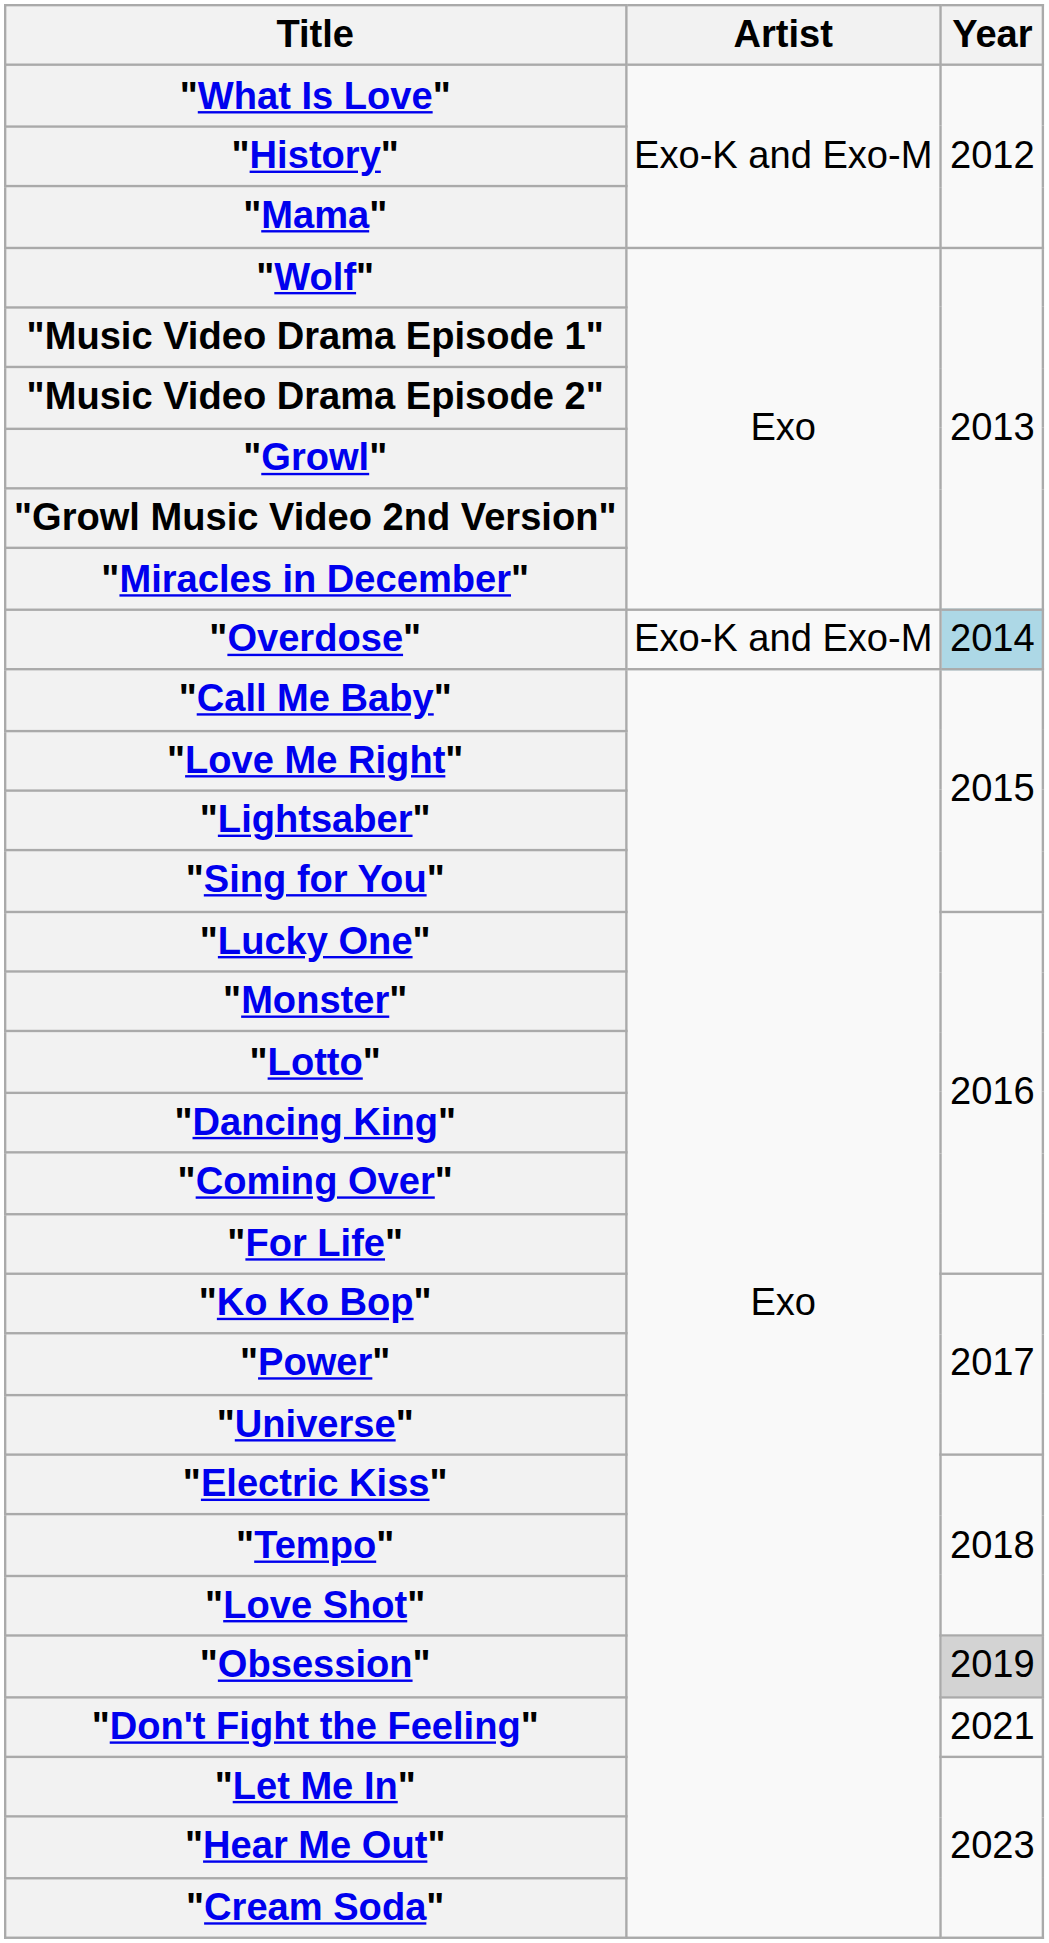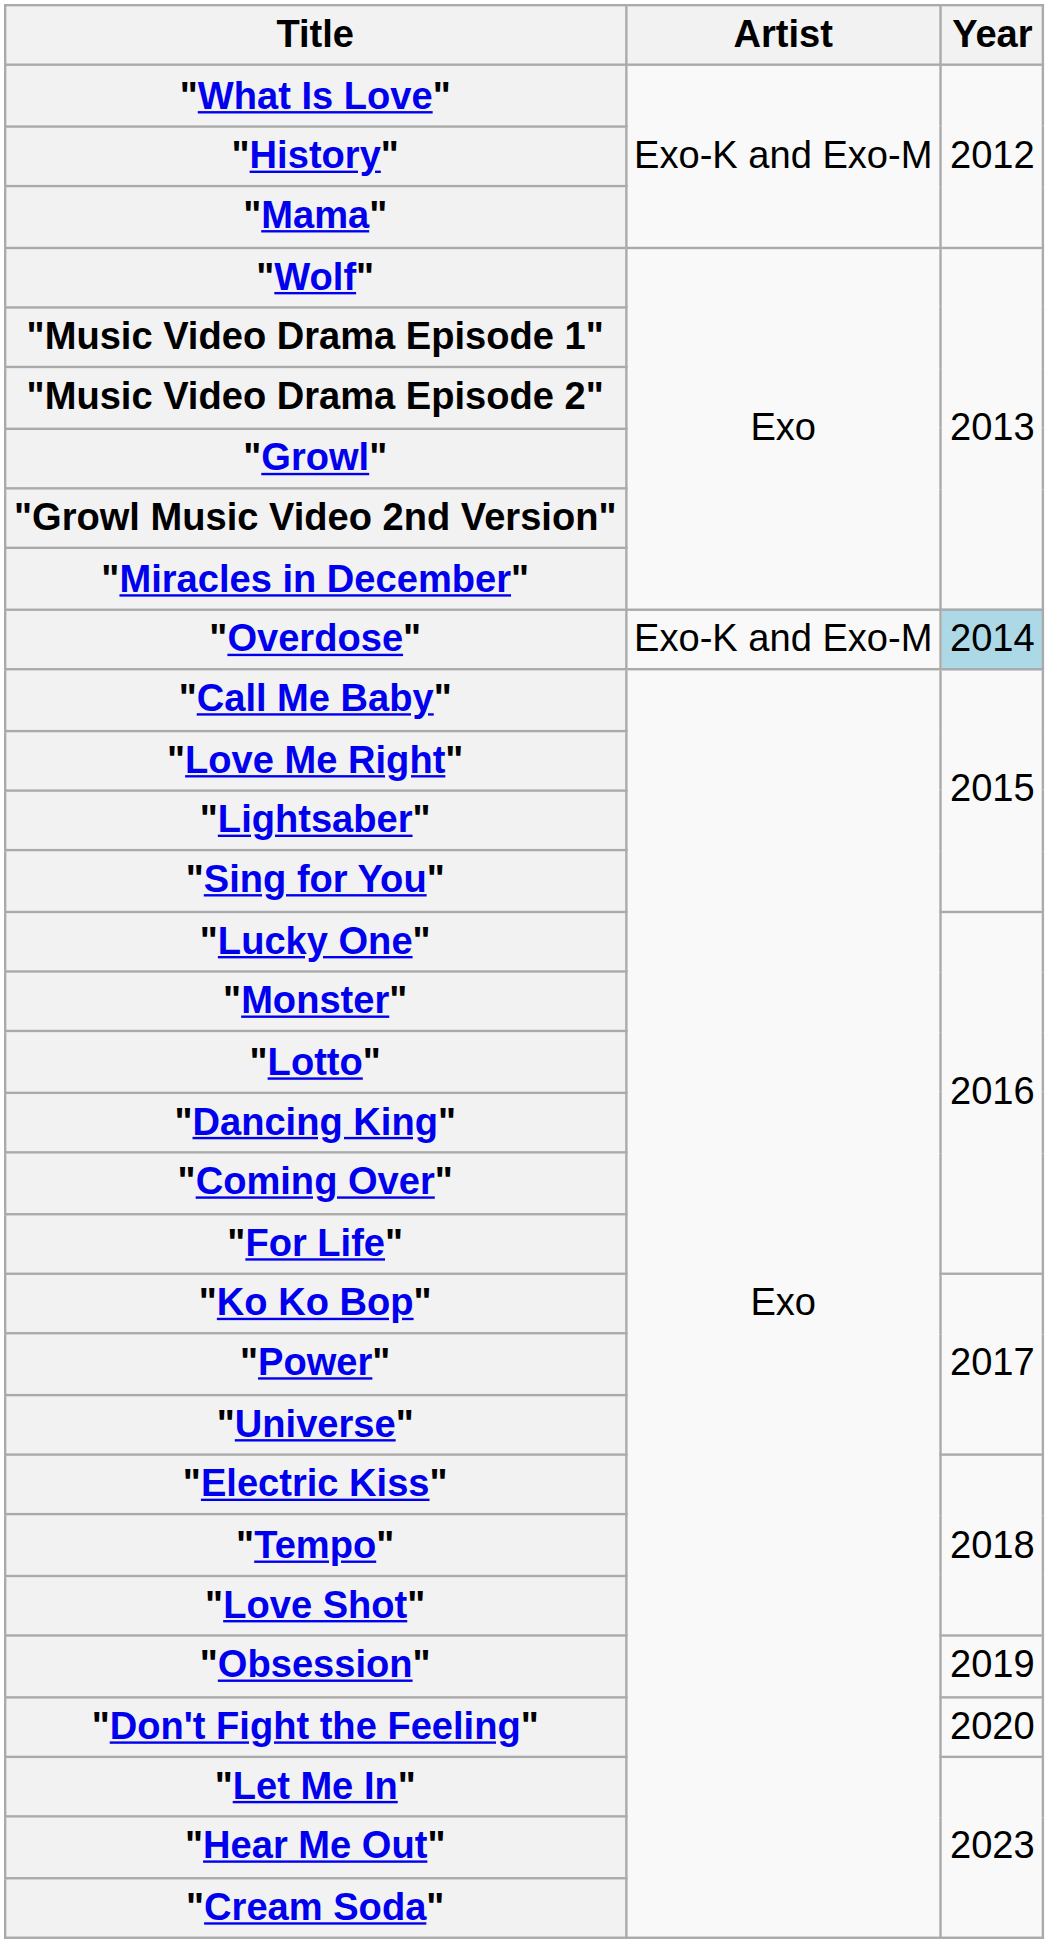(992, 1665) lightgrey background -> (992, 1665) no background
(992, 1725) 2021 -> (992, 1725) 2020
